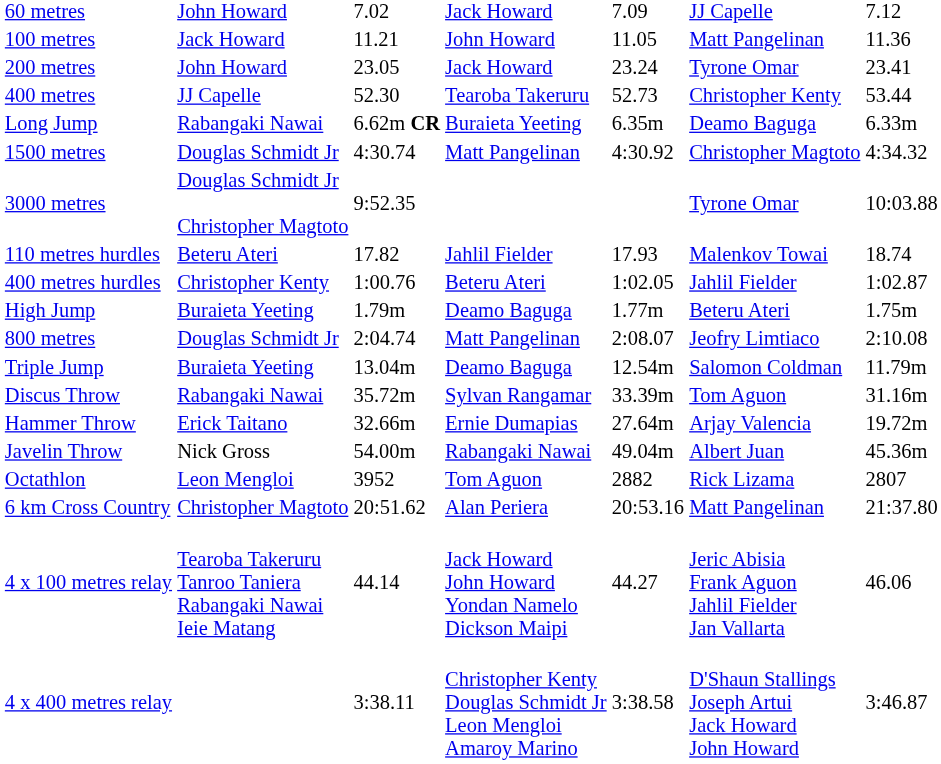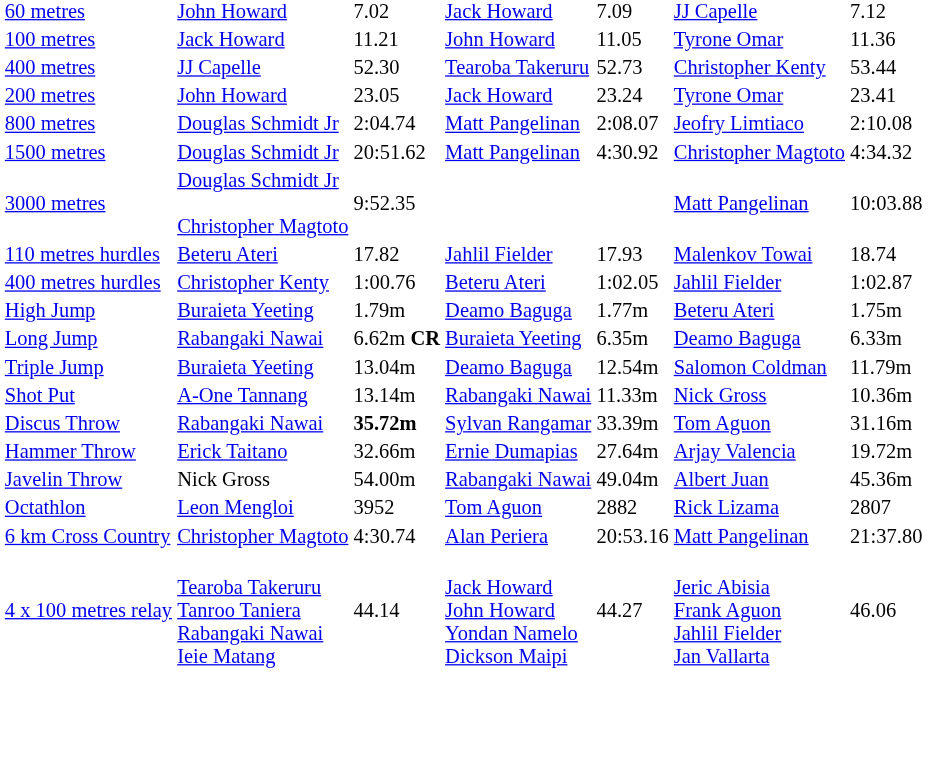(757, 39) Matt Pangelinan -> (729, 39) Tyrone Omar
rows swapped: (50, 67) <-> (50, 95)
rows swapped: (50, 338) <-> (51, 123)
(385, 152) 4:30.74 -> (390, 152) 20:51.62
(744, 203) Tyrone Omar -> (741, 203) Matt Pangelinan
+ row: (40, 395)
(385, 395) normal -> (385, 423) bold
(390, 507) 20:51.62 -> (385, 536) 4:30.74
- row: (88, 702)
